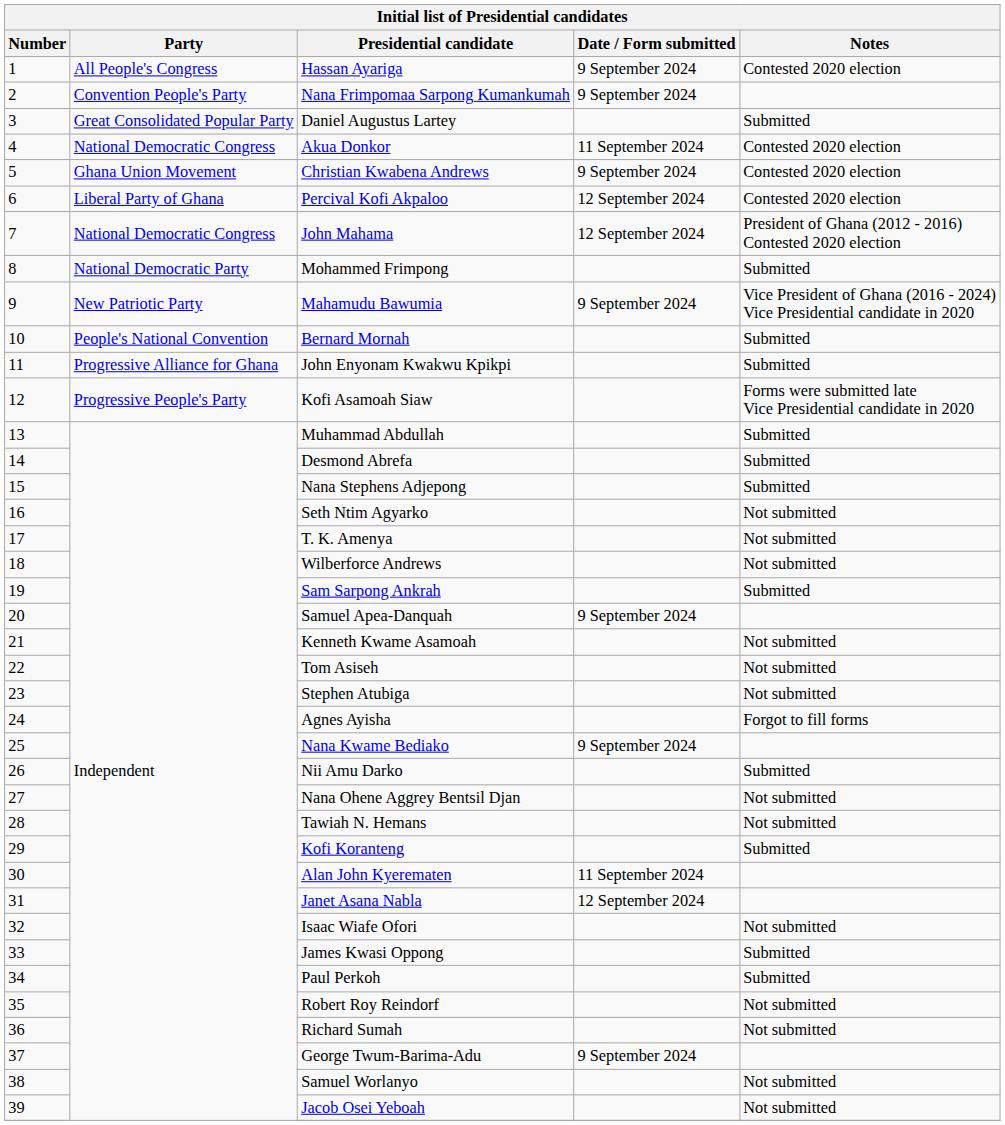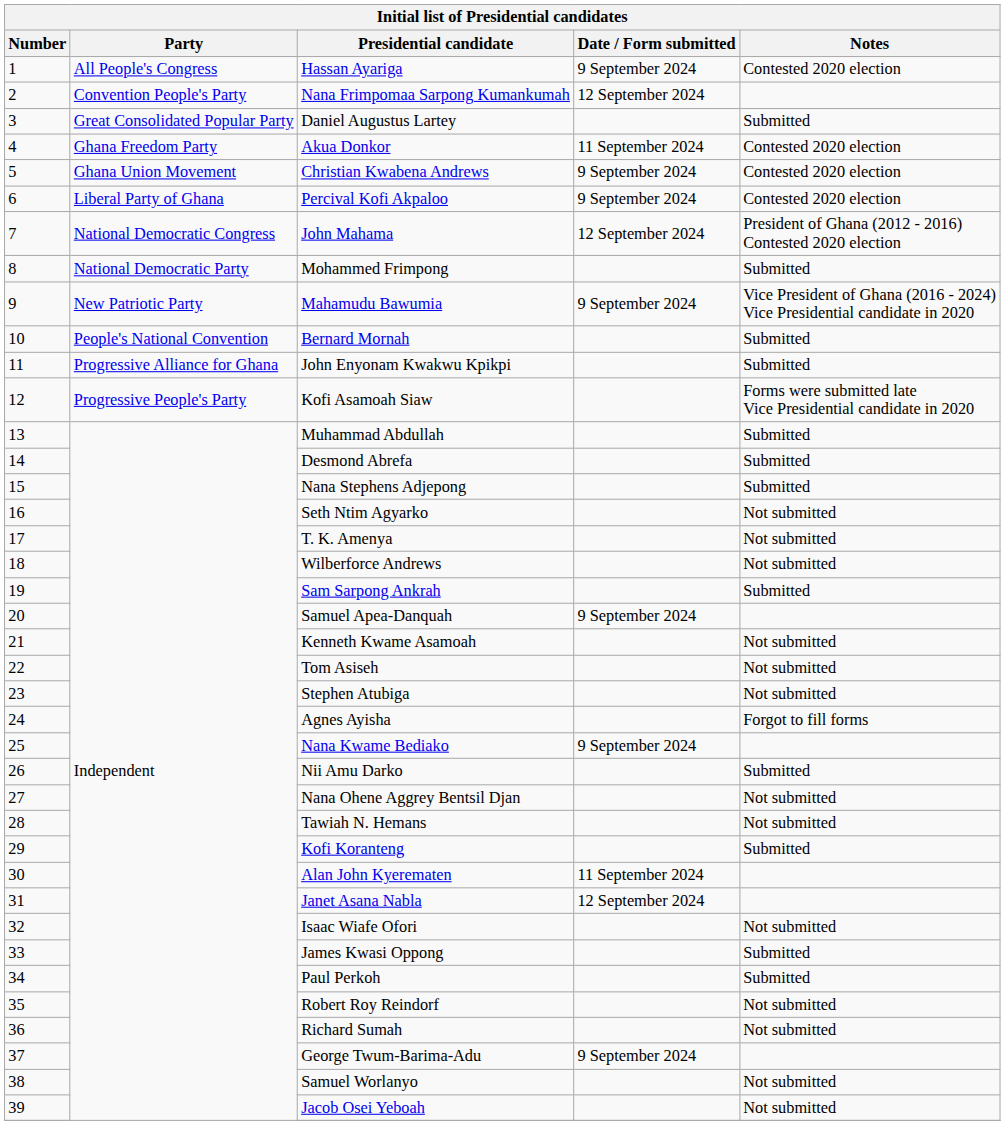(637, 95) 9 September 2024 -> (641, 95) 12 September 2024
(174, 146) National Democratic Congress -> (145, 146) Ghana Freedom Party
(641, 198) 12 September 2024 -> (637, 198) 9 September 2024
